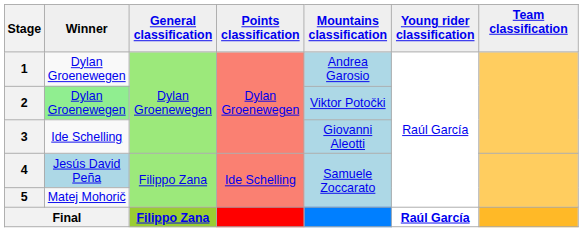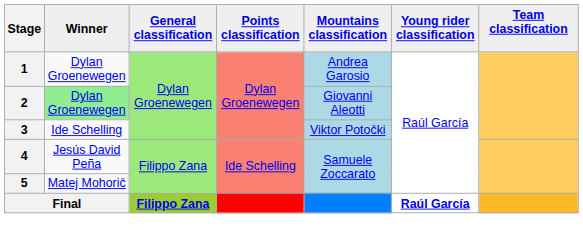(348, 103) Viktor Potočki -> (348, 103) Giovanni Aleotti
(348, 137) Giovanni Aleotti -> (348, 130) Viktor Potočki
(87, 171) lightblue background -> (87, 157) no background
